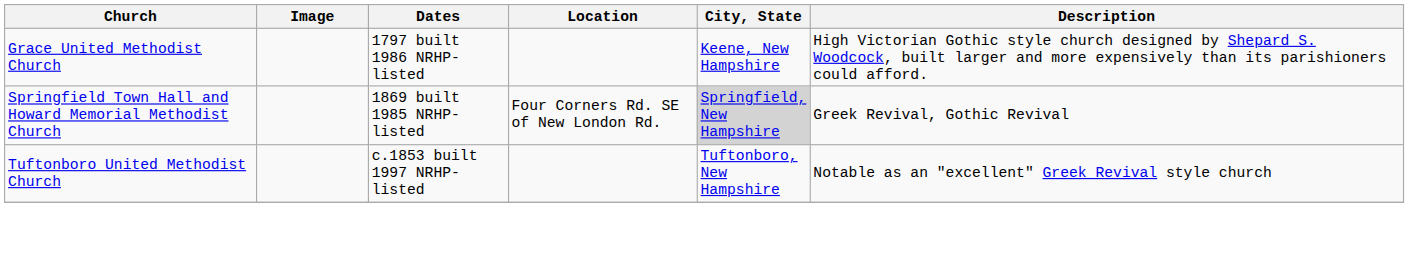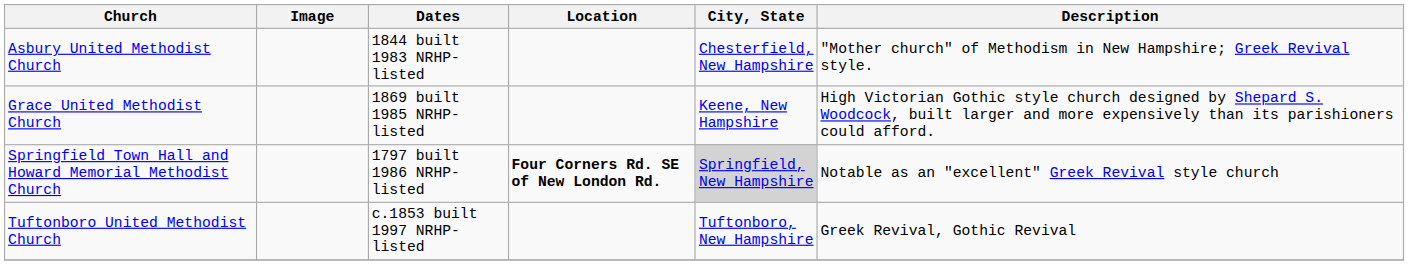+ row: (109, 57)
(416, 57) 1797 built 1986 NRHP-listed -> (416, 115) 1869 built 1985 NRHP-listed
(416, 115) 1869 built 1985 NRHP-listed -> (416, 173) 1797 built 1986 NRHP-listed
(595, 115) normal -> (595, 173) bold
(941, 115) Greek Revival, Gothic Revival -> (1050, 173) Notable as an "excellent" Greek Revival style church
(1043, 173) Notable as an "excellent" Greek Revival style church -> (948, 231) Greek Revival, Gothic Revival
